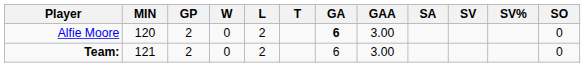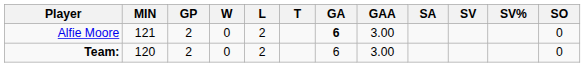(145, 33) 120 -> (145, 33) 121
(145, 52) 121 -> (145, 52) 120
